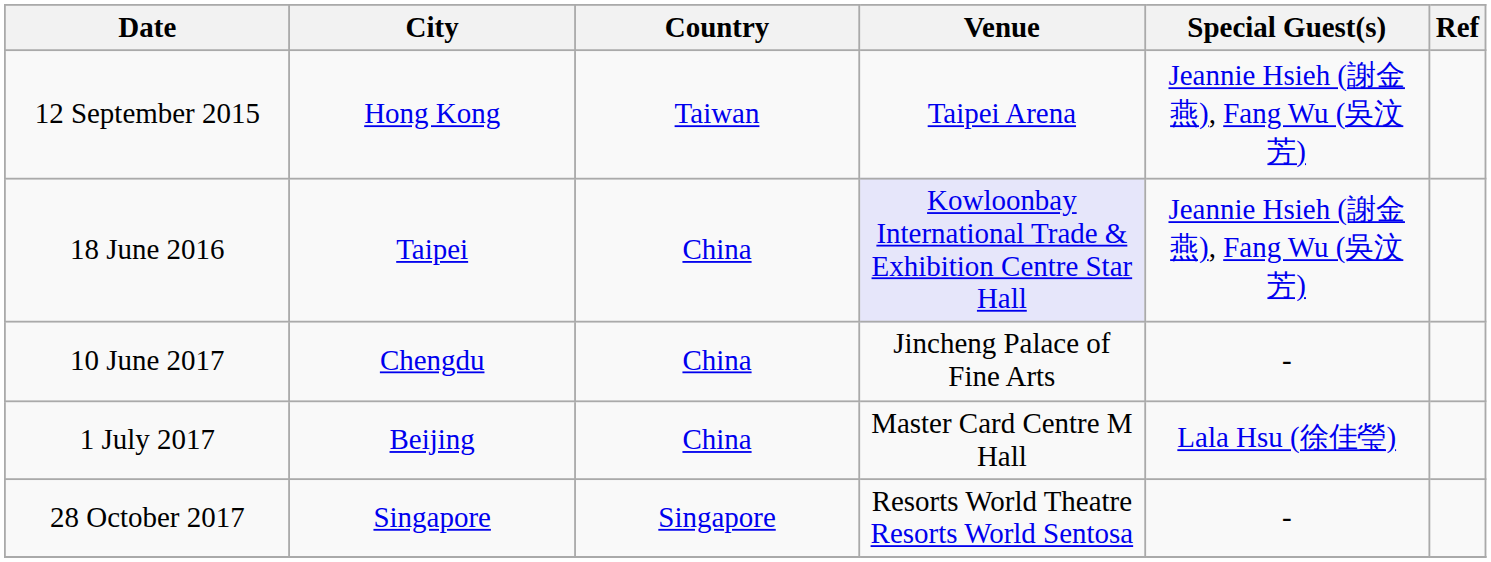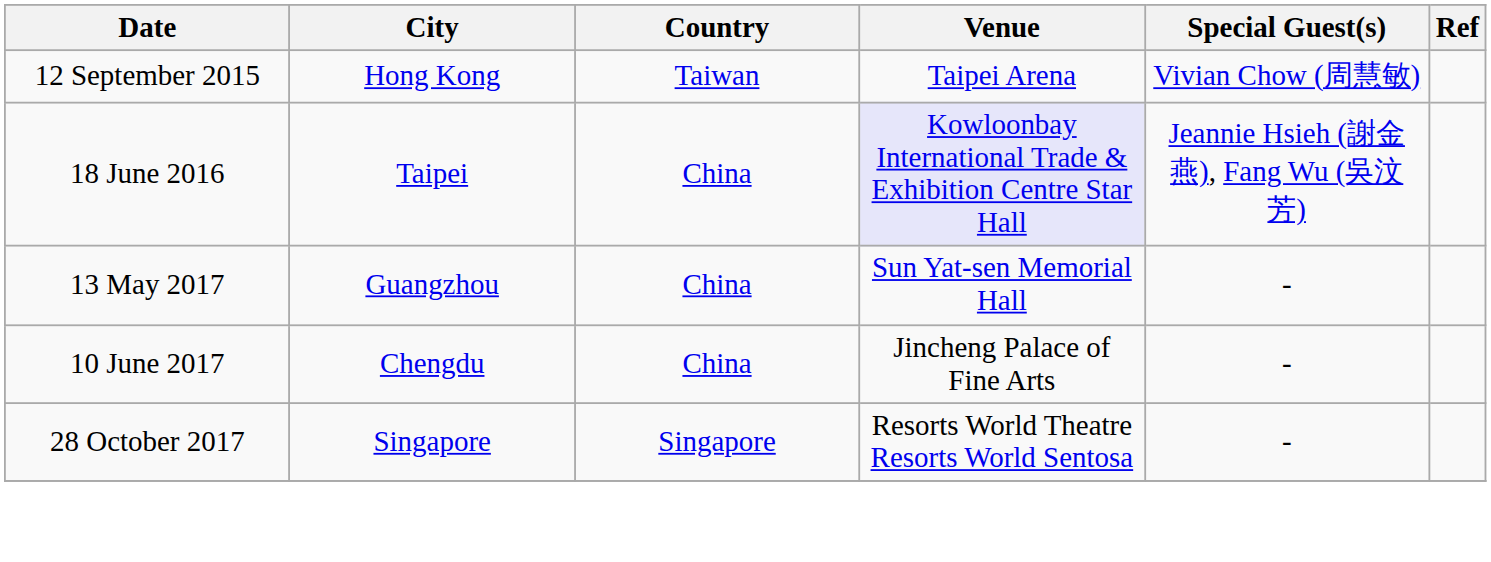(1287, 113) Jeannie Hsieh (謝金燕), Fang Wu (吳汶芳) -> (1287, 75) Vivian Chow (周慧敏)
+ row: (147, 284)
- row: (147, 439)
